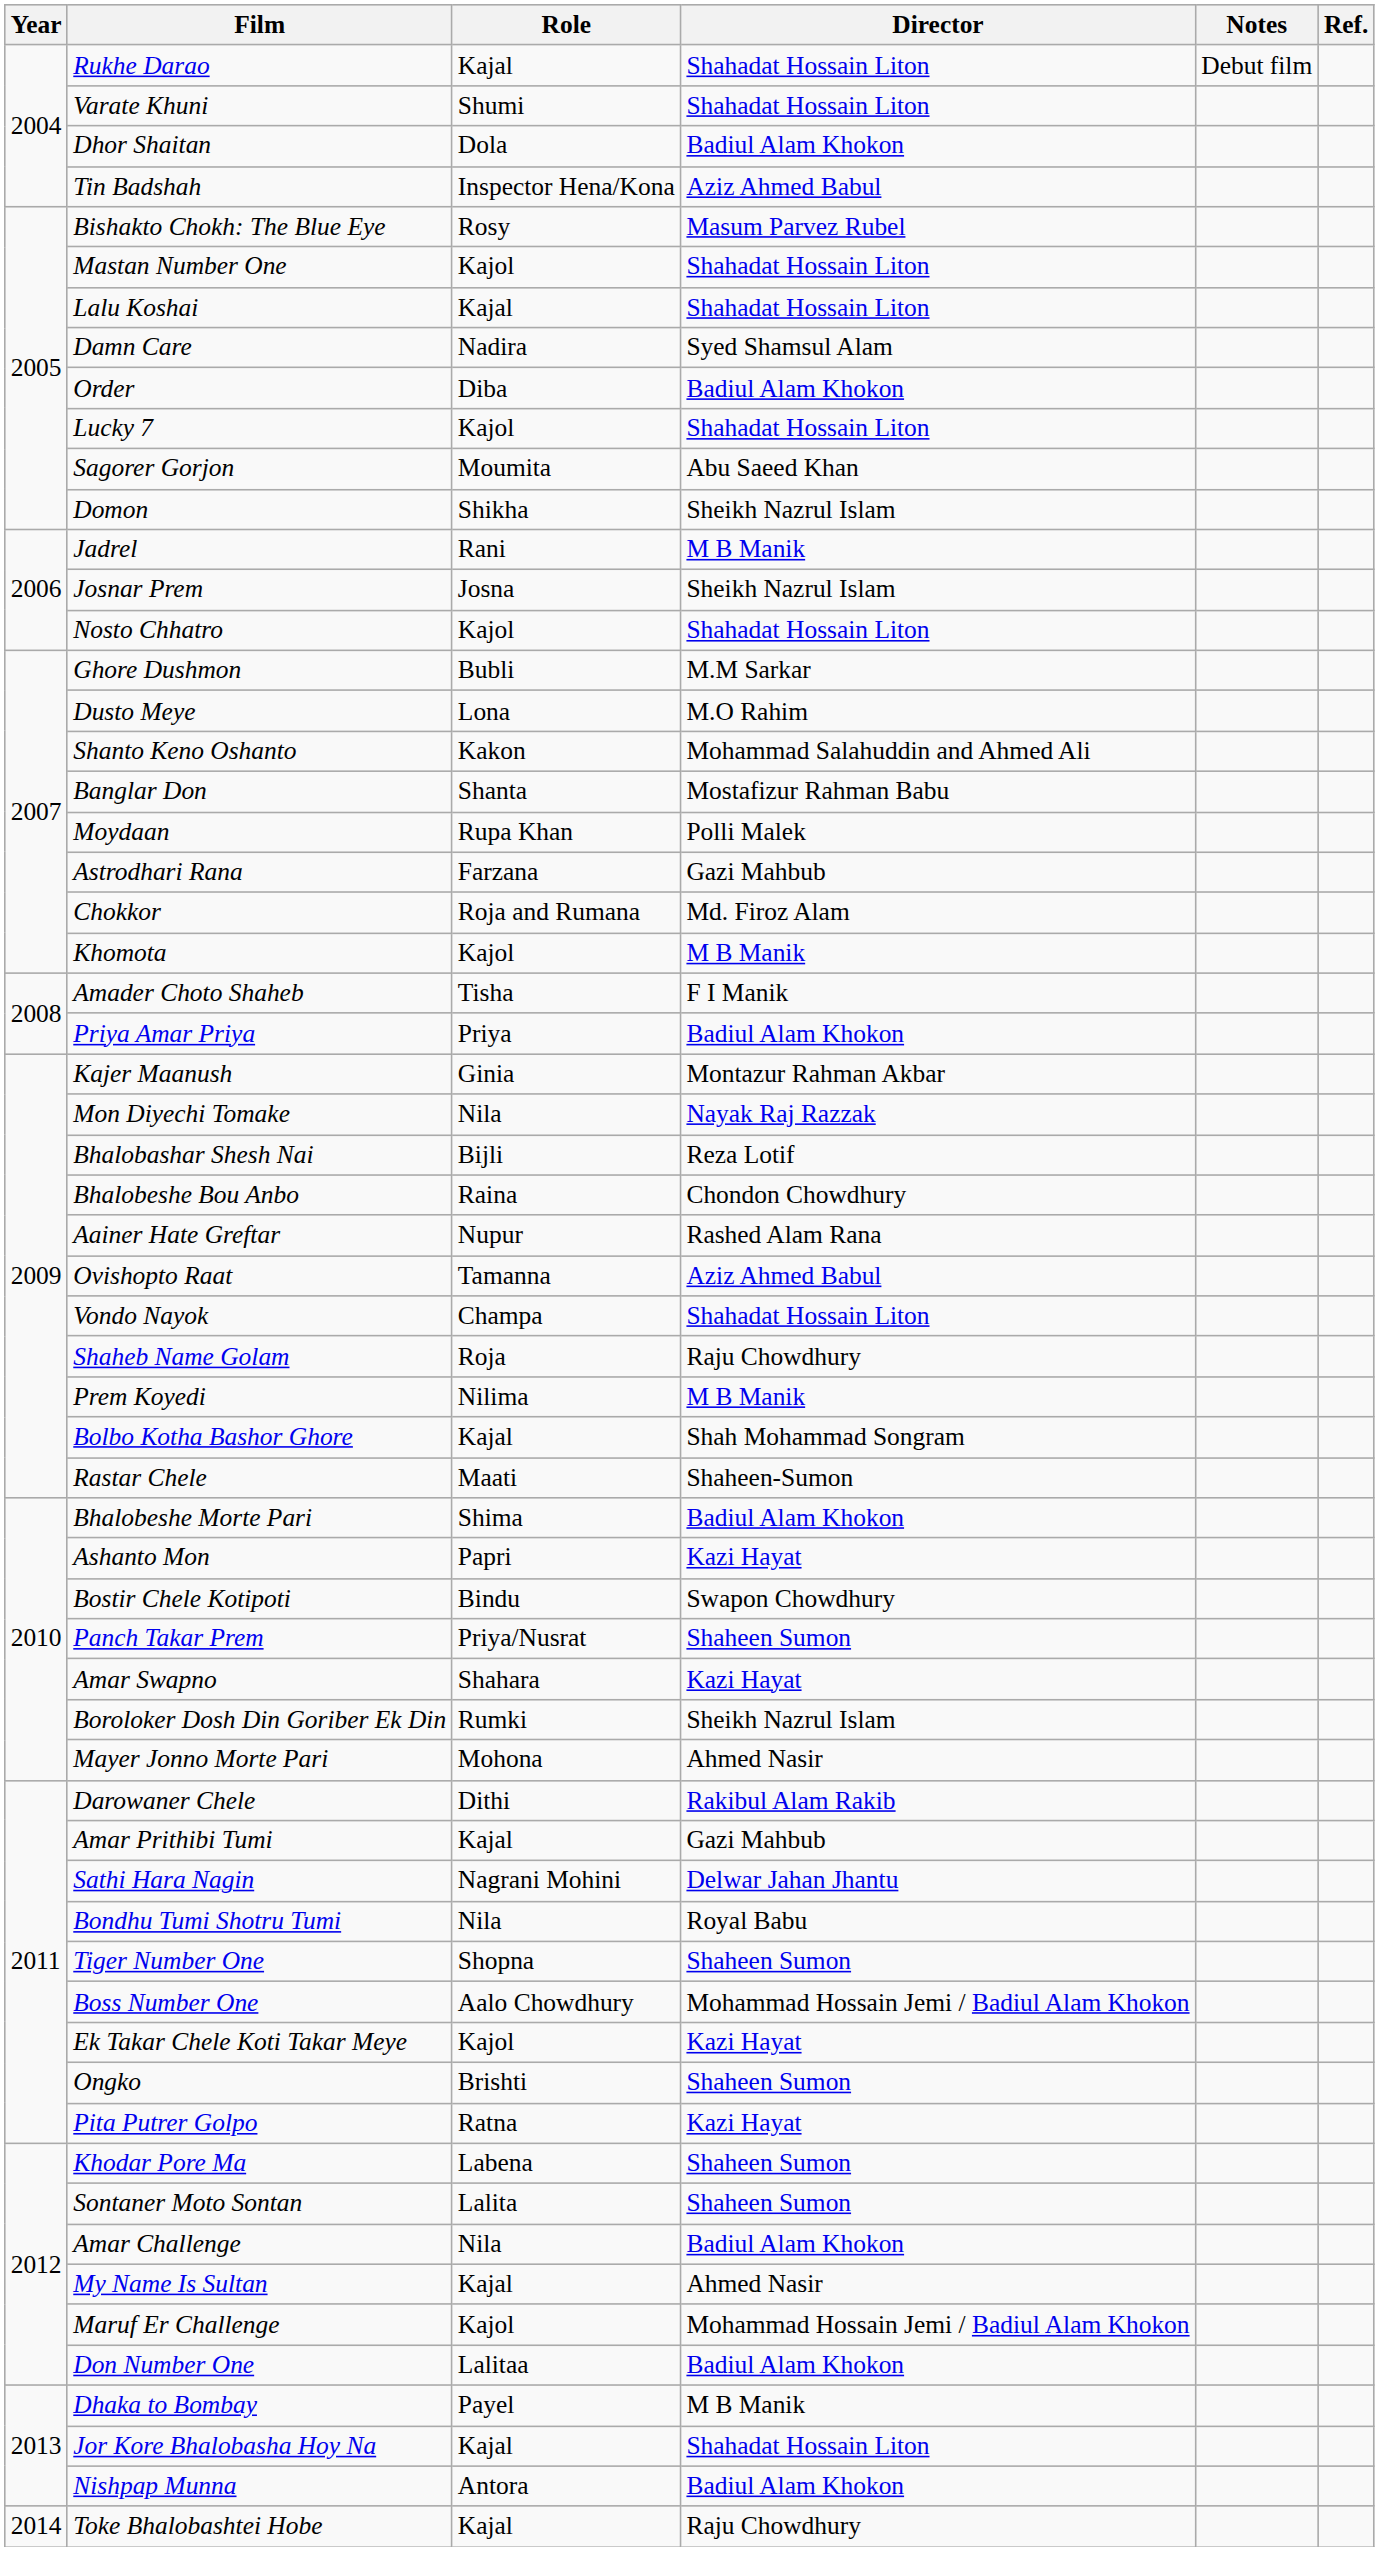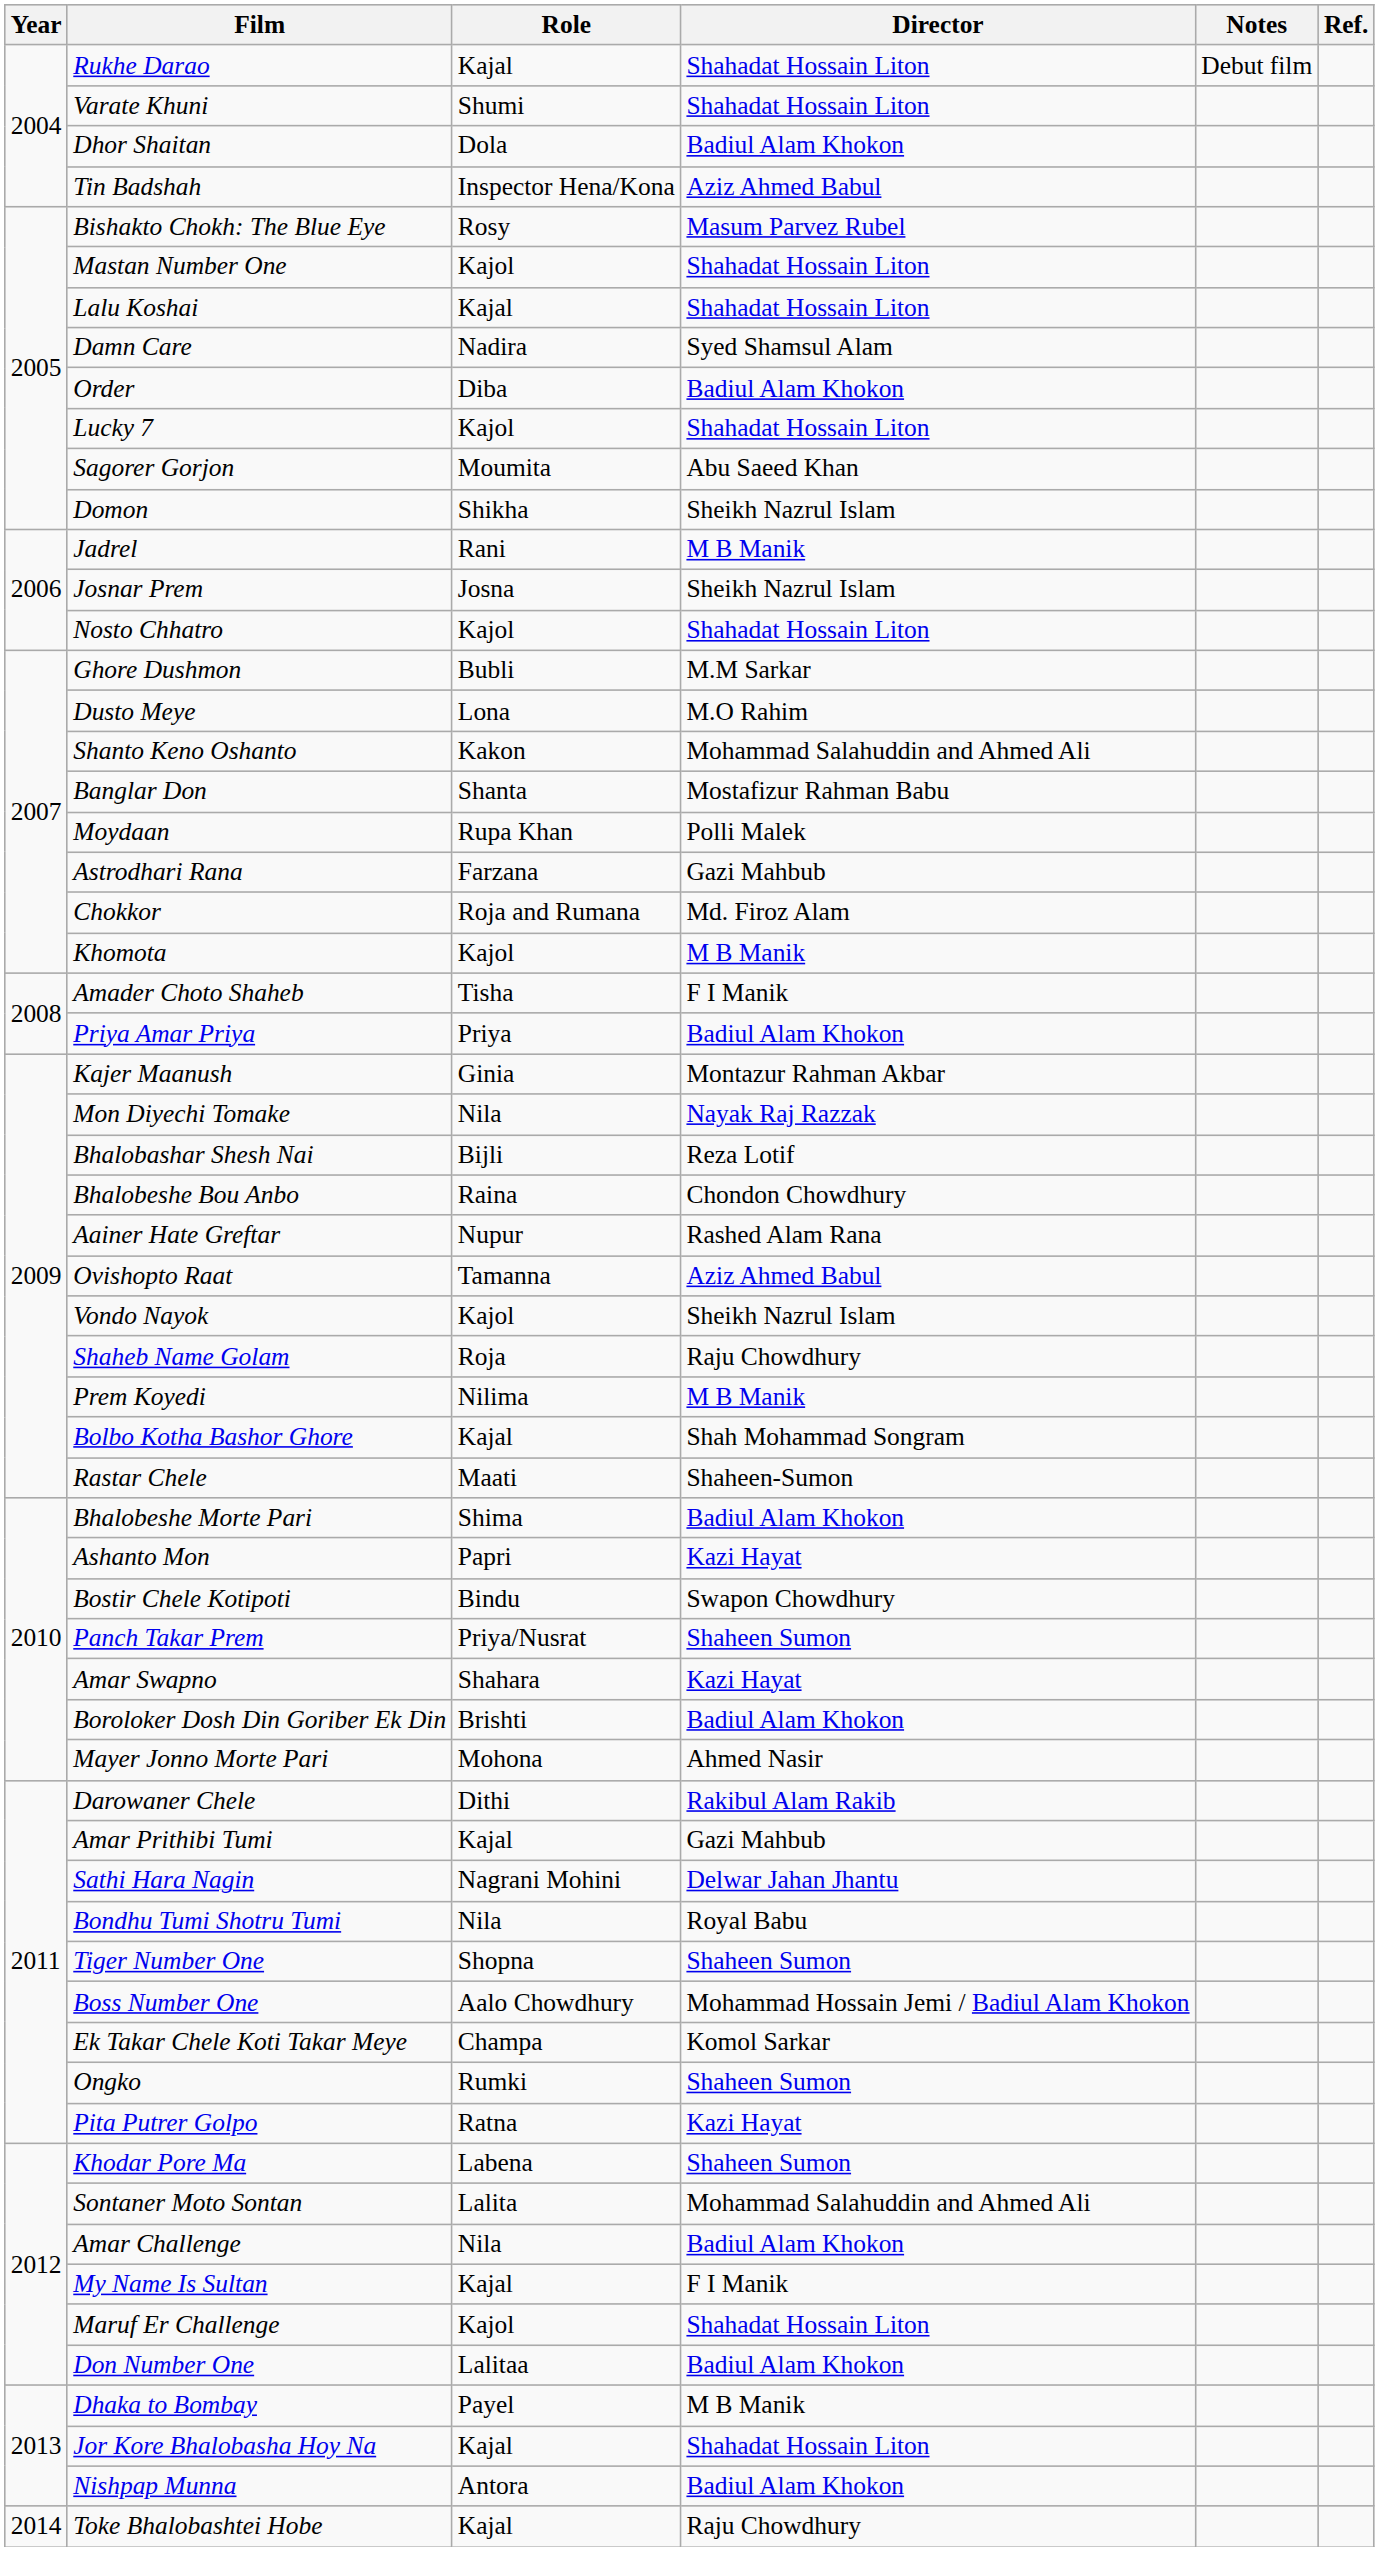(500, 1315) Champa -> (486, 1315) Kajol
(808, 1315) Shahadat Hossain Liton -> (791, 1315) Sheikh Nazrul Islam
(492, 1719) Rumki -> (492, 1719) Brishti
(791, 1719) Sheikh Nazrul Islam -> (795, 1719) Badiul Alam Khokon
(486, 2041) Kajol -> (500, 2041) Champa
(744, 2041) Kazi Hayat -> (758, 2041) Komol Sarkar
(492, 2082) Brishti -> (492, 2082) Rumki
(769, 2203) Shaheen Sumon -> (889, 2203) Mohammad Salahuddin and Ahmed Ali
(755, 2284) Ahmed Nasir -> (737, 2284) F I Manik
(938, 2324) Mohammad Hossain Jemi / Badiul Alam Khokon -> (808, 2324) Shahadat Hossain Liton
